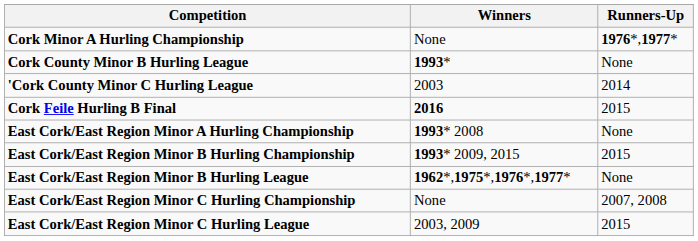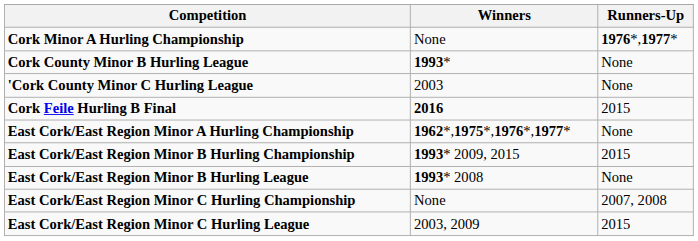(616, 85) 2014 -> (617, 85) None
(449, 131) 1993* 2008 -> (492, 131) 1962*,1975*,1976*,1977*
(492, 177) 1962*,1975*,1976*,1977* -> (449, 177) 1993* 2008
